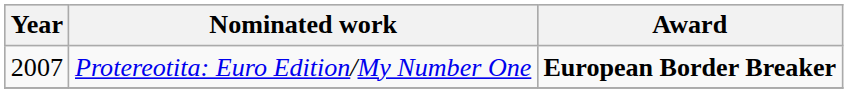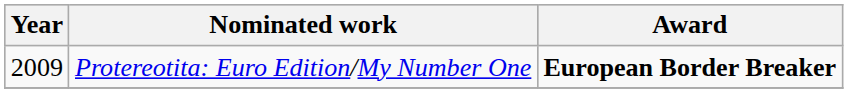(37, 66) 2007 -> (37, 66) 2009
